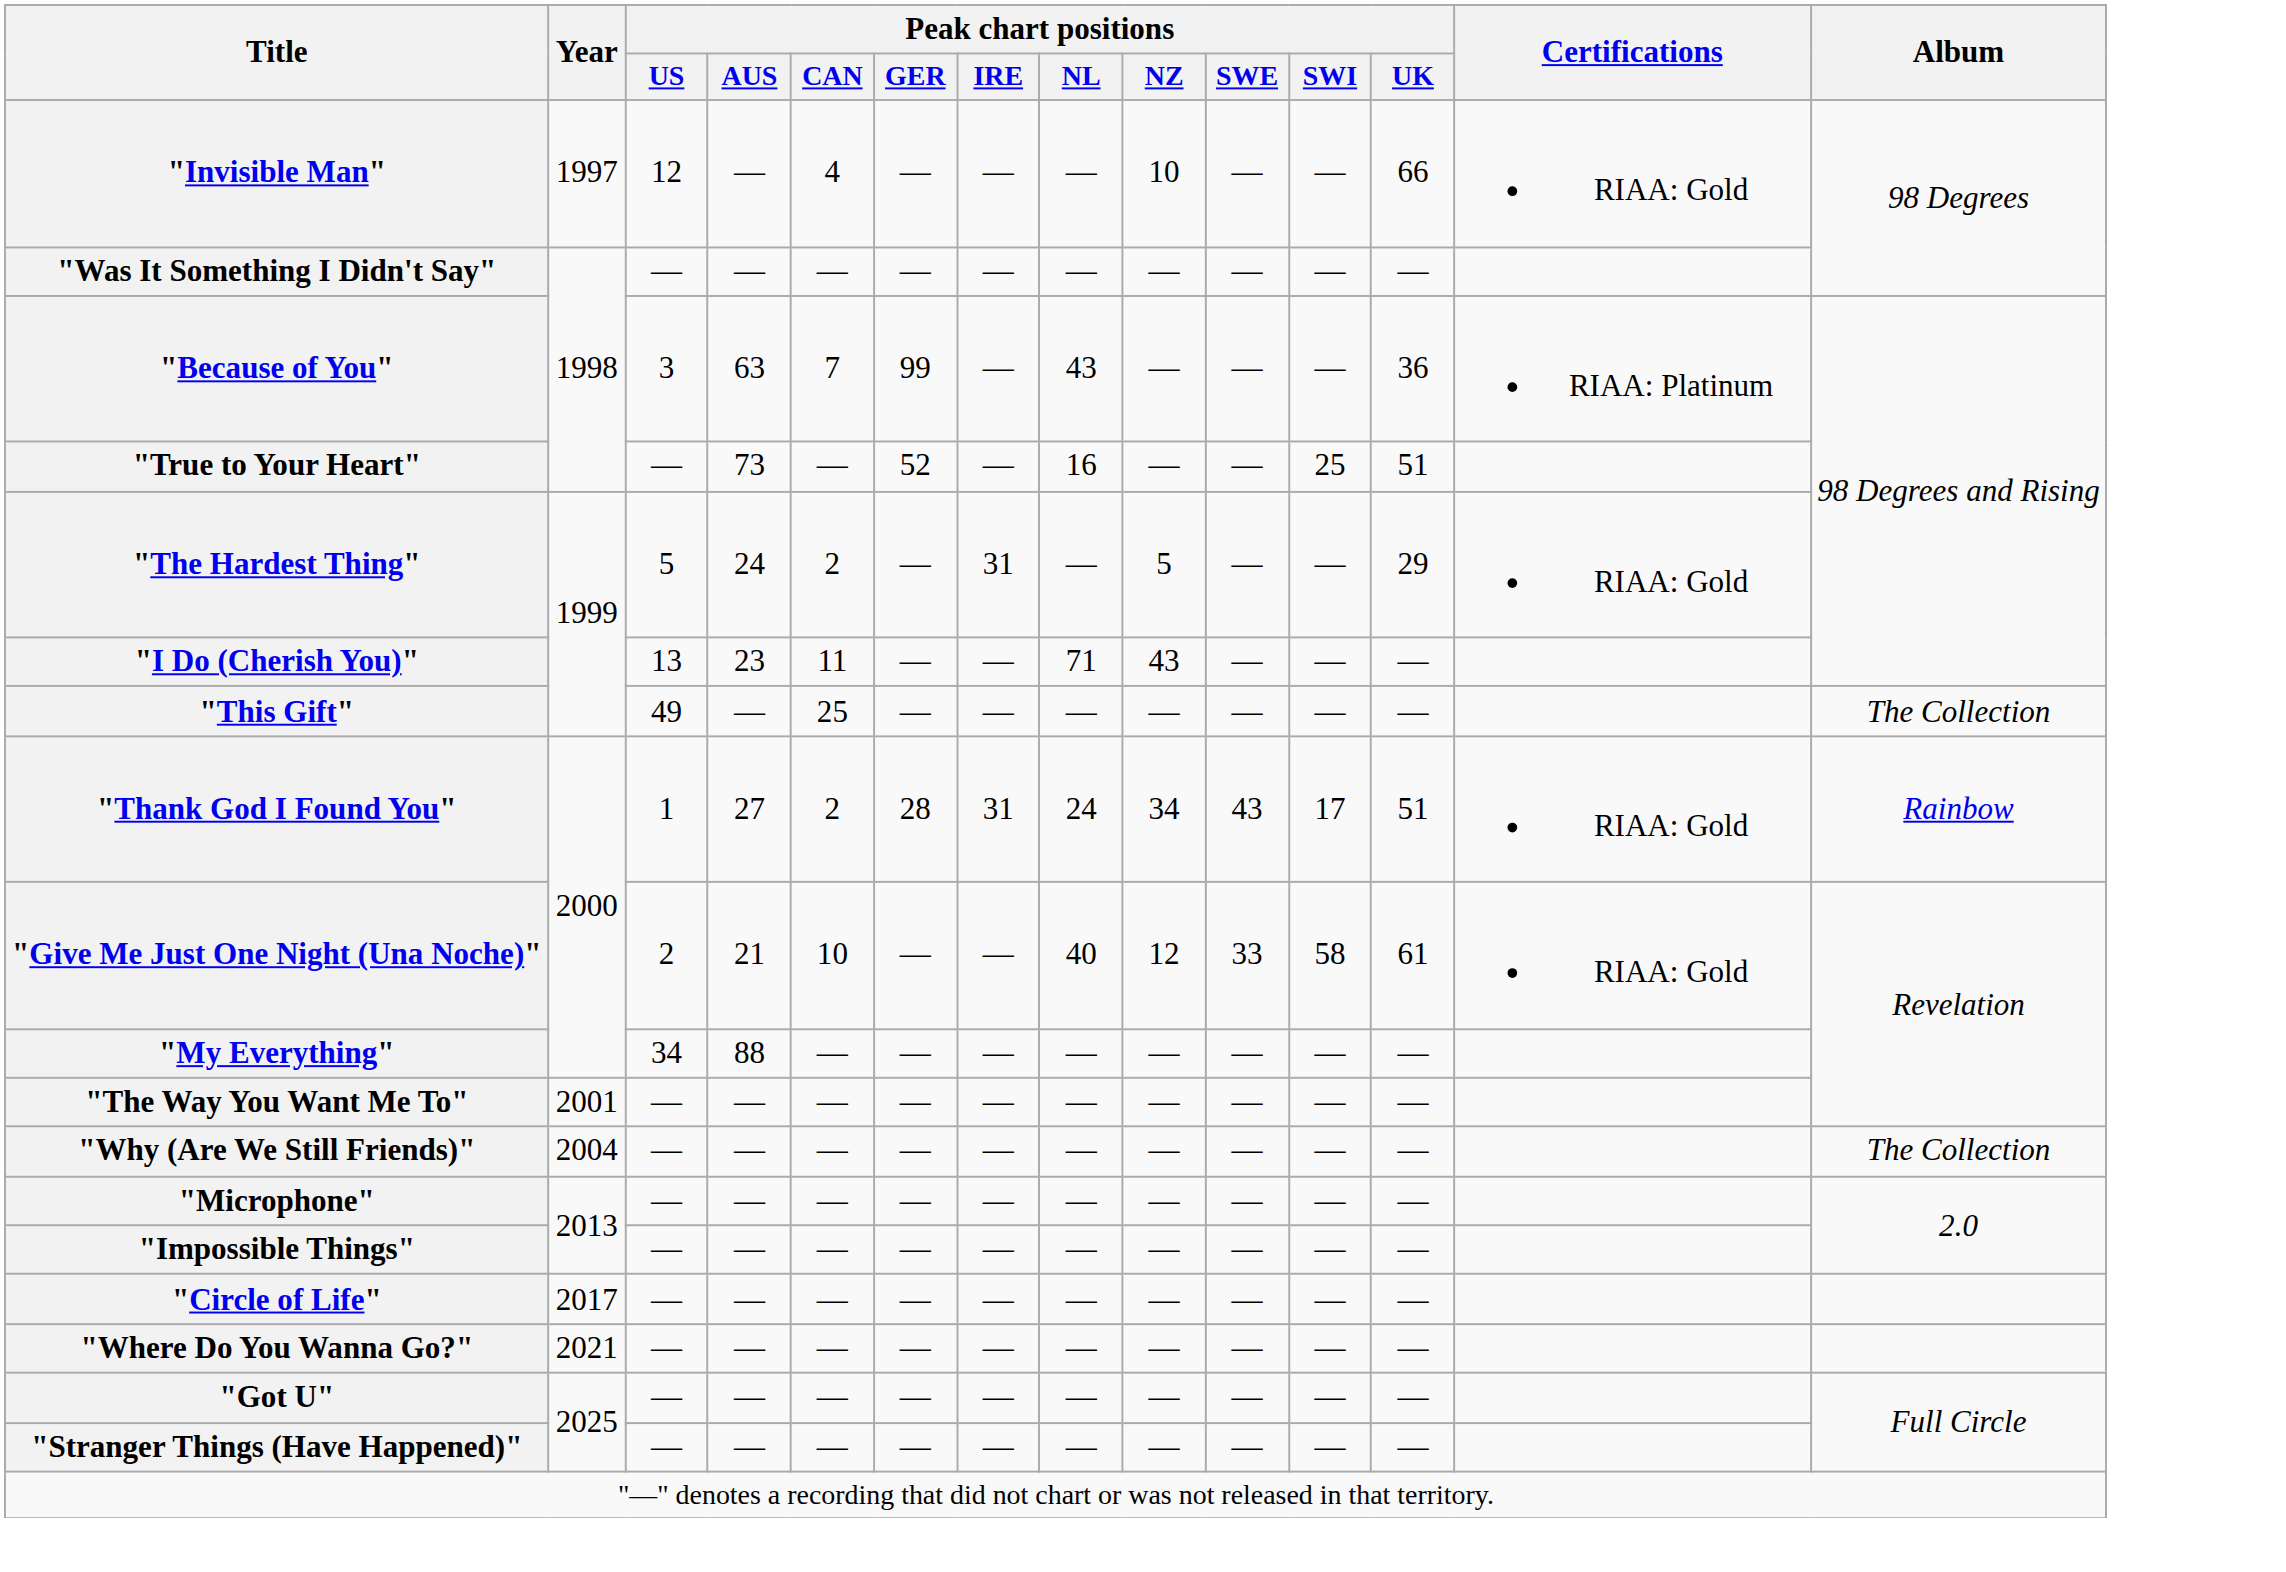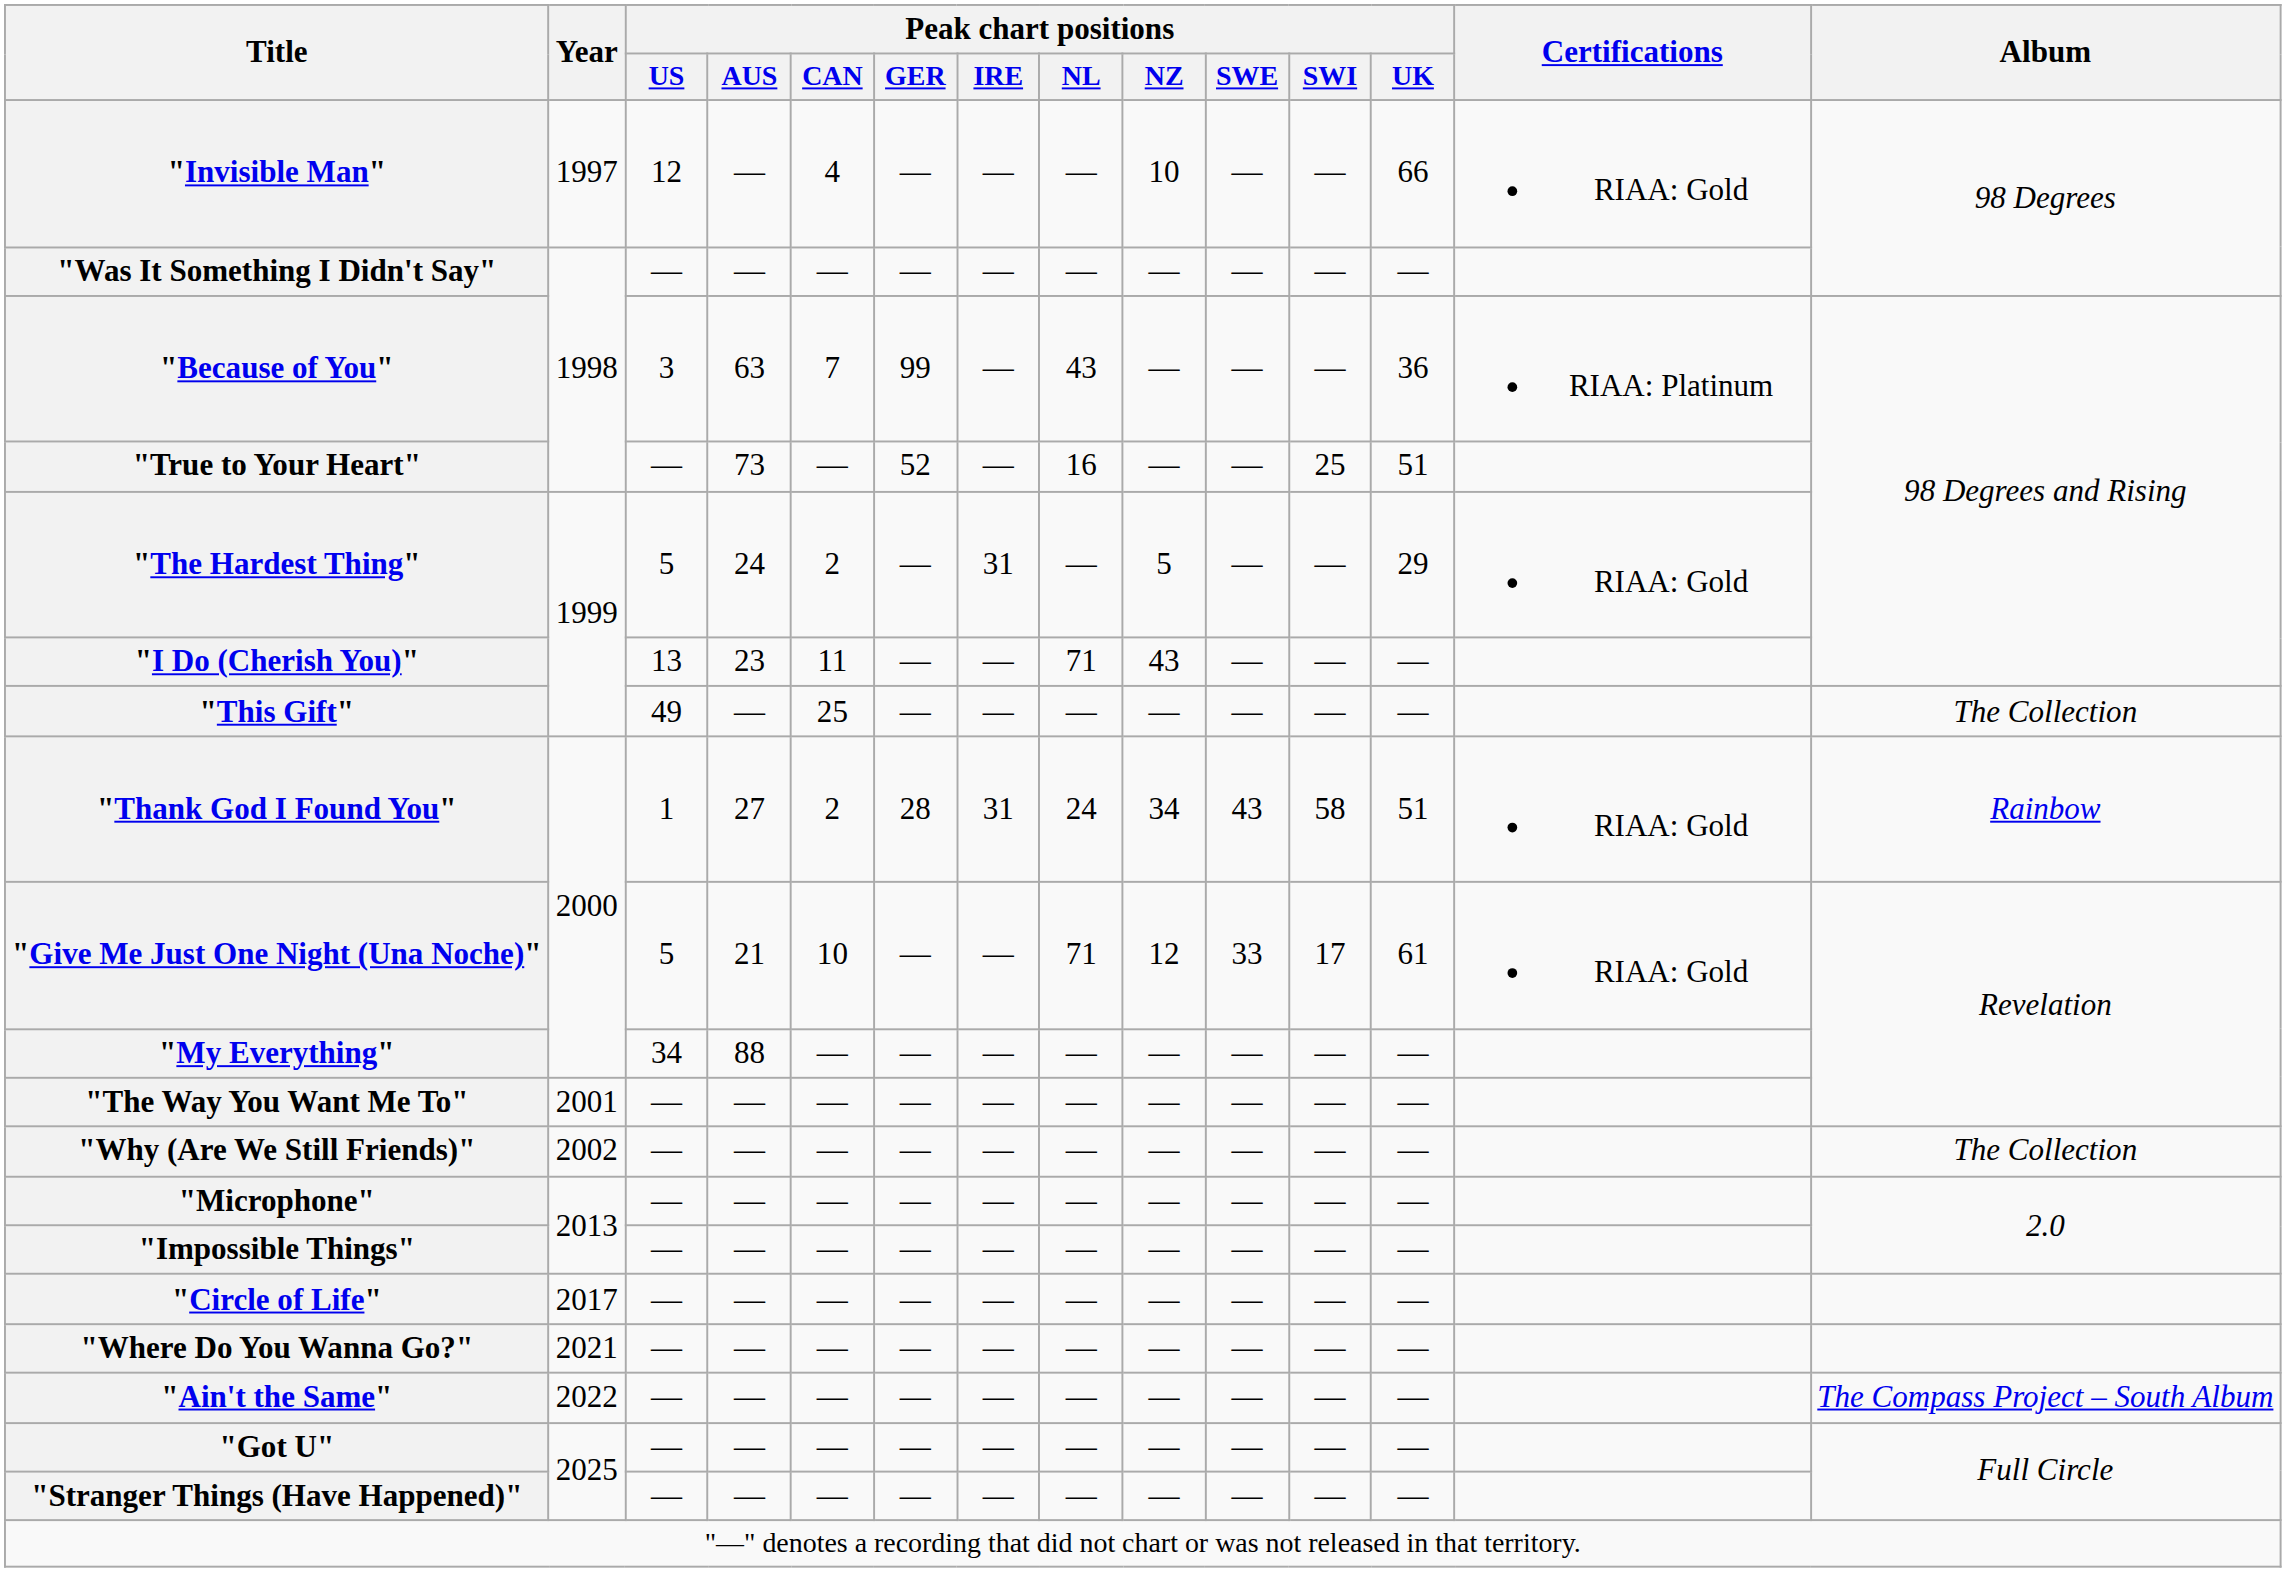(1330, 808) 17 -> (1330, 808) 58
(667, 954) 2 -> (667, 954) 5
(1081, 954) 40 -> (1081, 954) 71
(1330, 954) 58 -> (1330, 954) 17
(587, 1150) 2004 -> (587, 1150) 2002
+ row: (277, 1397)
